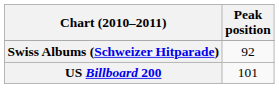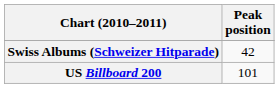(248, 51) 92 -> (248, 51) 42
